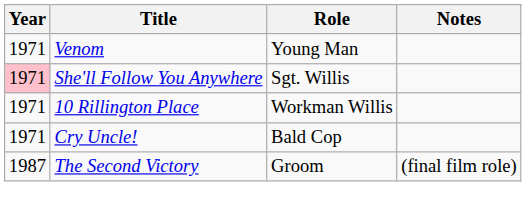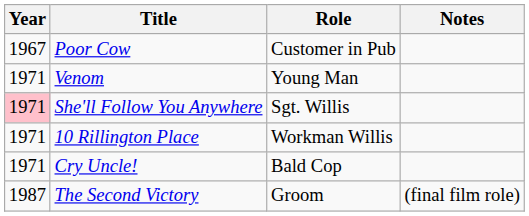+ row: (92, 48)
